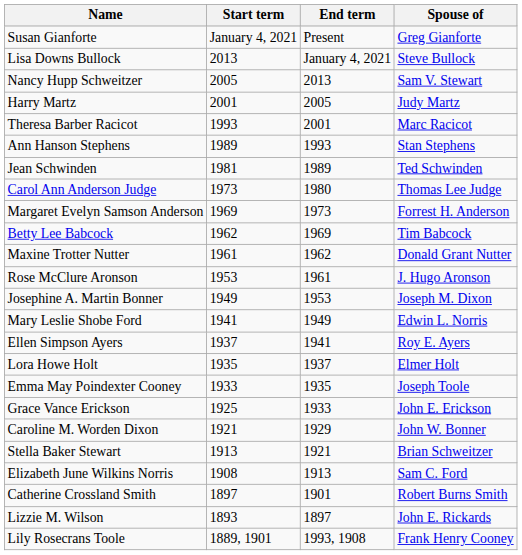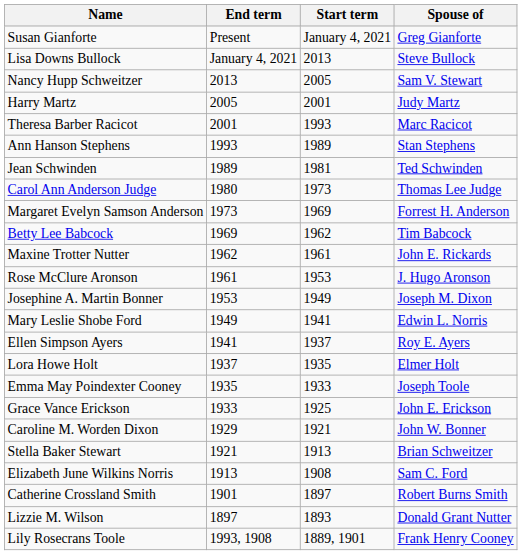columns swapped: (254, 15) <-> (347, 15)
(454, 255) Donald Grant Nutter -> (444, 255) John E. Rickards
(444, 517) John E. Rickards -> (454, 517) Donald Grant Nutter
